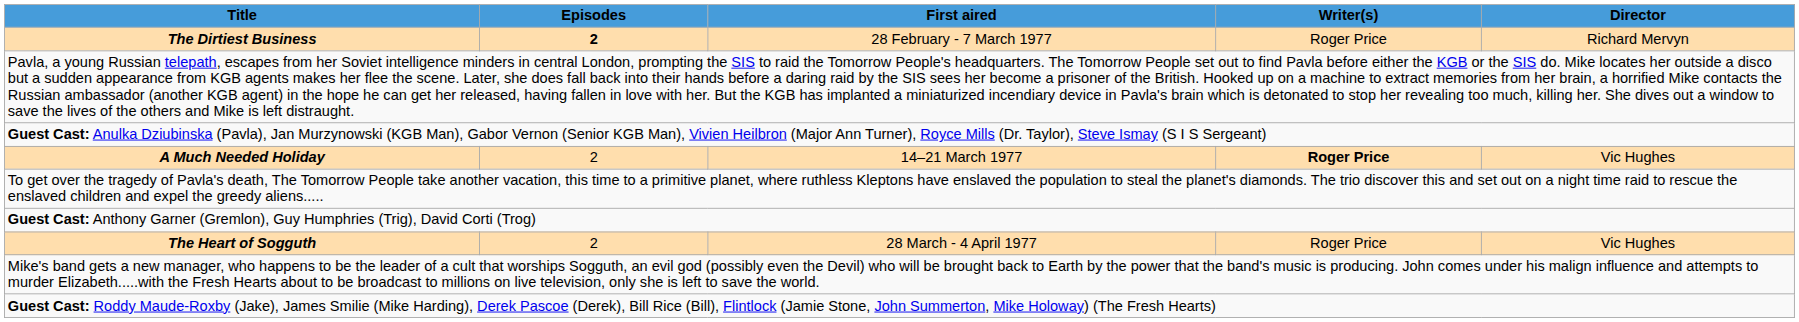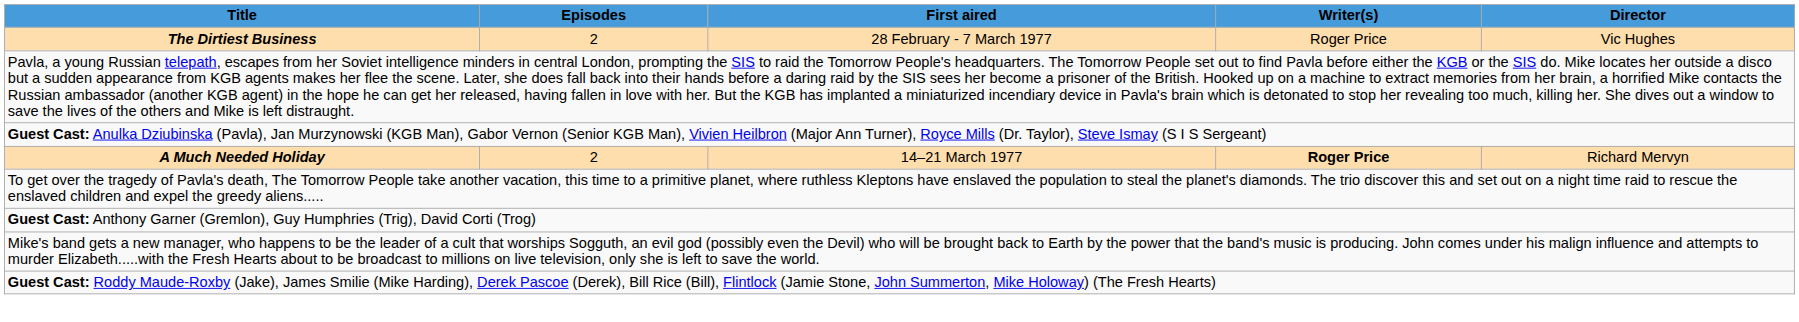(594, 39) bold -> (594, 39) normal
(1638, 39) Richard Mervyn -> (1638, 39) Vic Hughes
(1638, 157) Vic Hughes -> (1638, 157) Richard Mervyn
- row: (242, 243)
